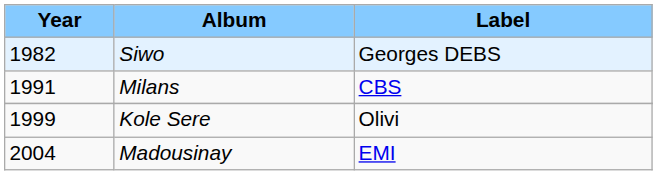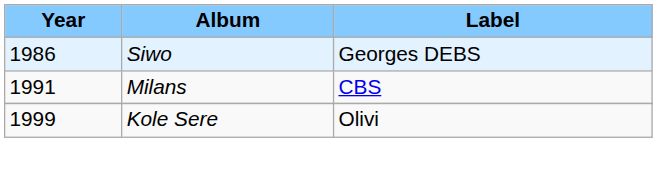(33, 53) 1982 -> (33, 53) 1986
- row: (175, 152)
